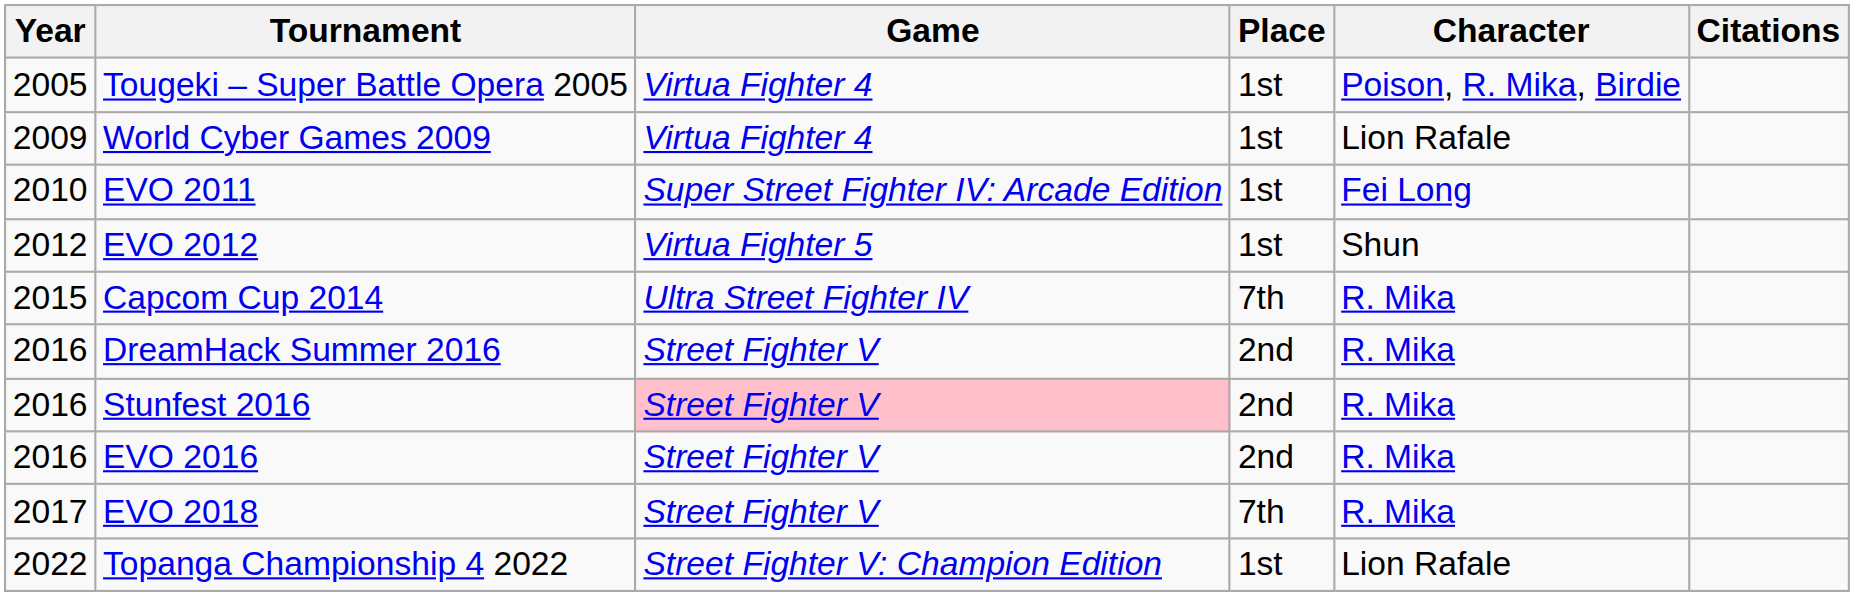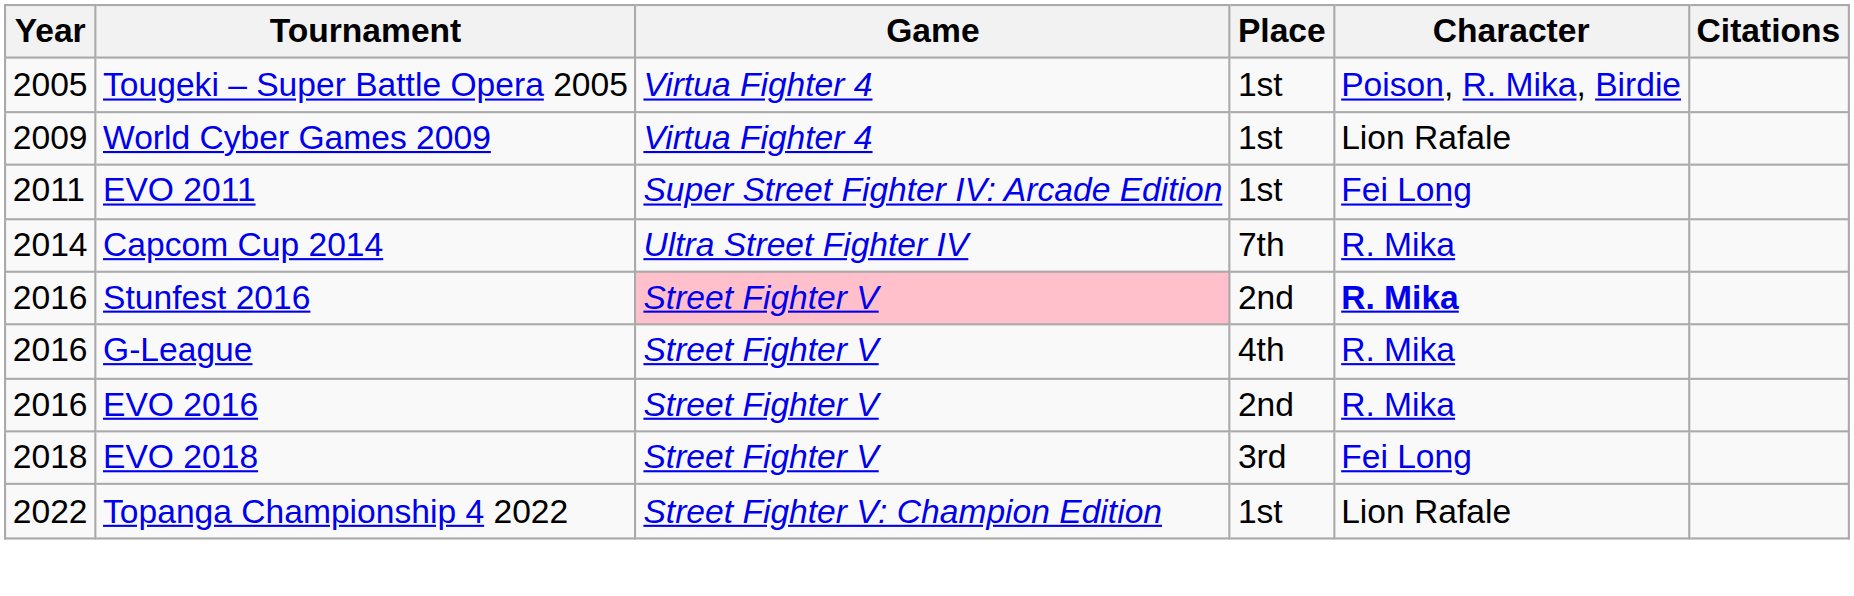(50, 191) 2010 -> (49, 191) 2011
- row: (181, 244)
(50, 297) 2015 -> (50, 244) 2014
- row: (302, 350)
(1398, 404) normal -> (1400, 297) bold
+ row: (178, 350)
(50, 510) 2017 -> (50, 457) 2018
(1261, 510) 7th -> (1262, 457) 3rd
(1398, 510) R. Mika -> (1407, 457) Fei Long
